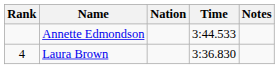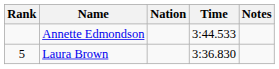(22, 53) 4 -> (22, 53) 5
